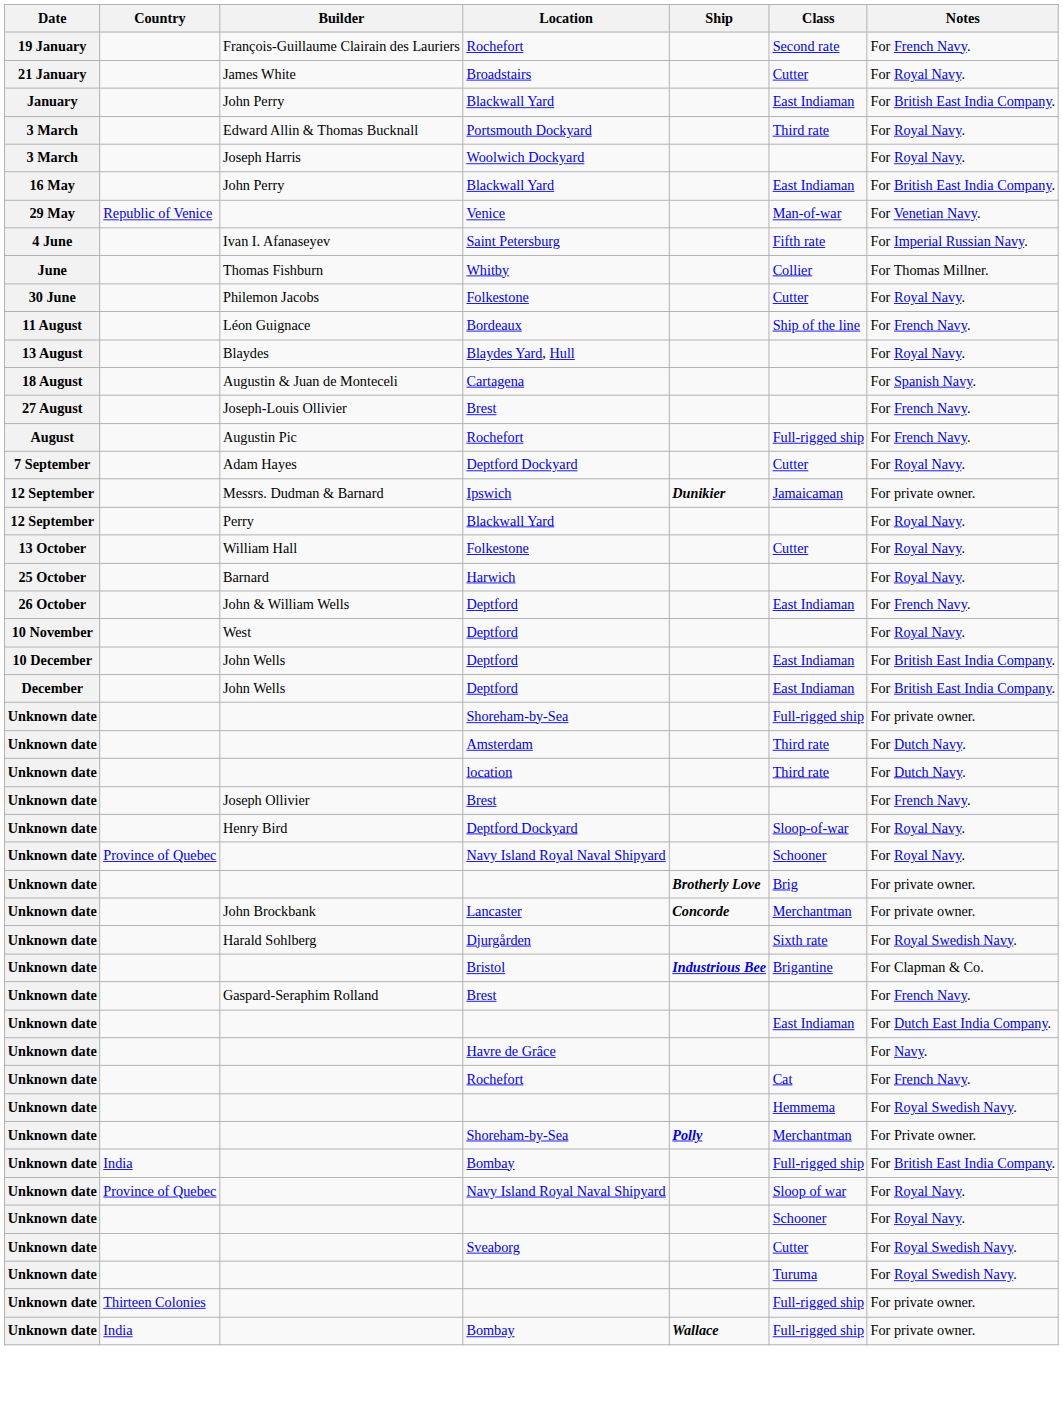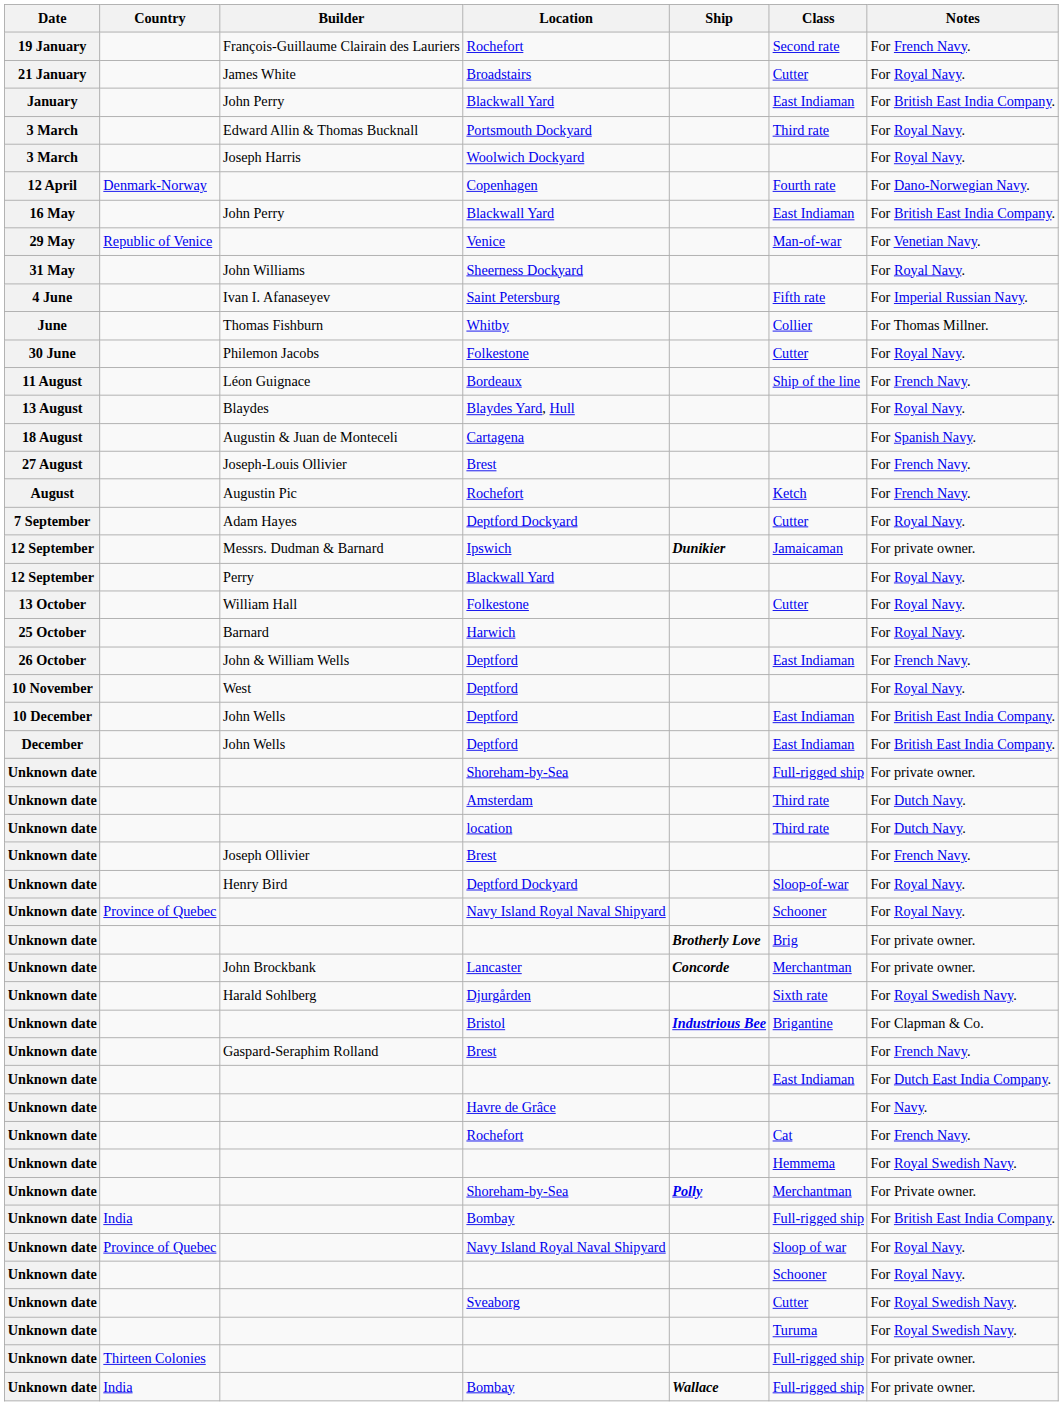+ row: (52, 186)
+ row: (52, 269)
(818, 437) Full-rigged ship -> (790, 493) Ketch
